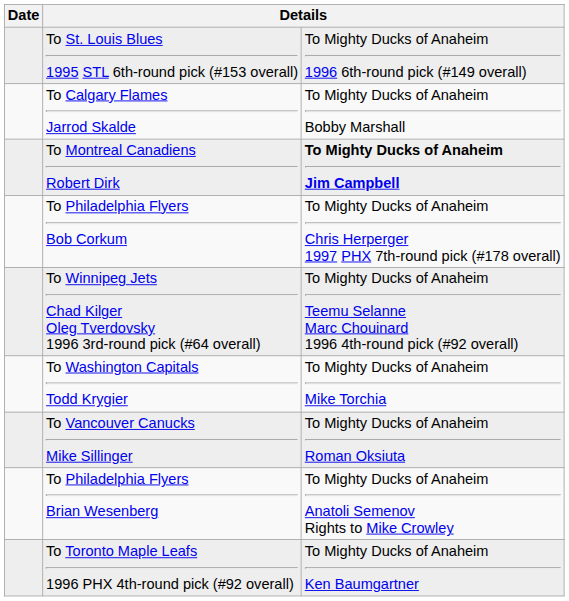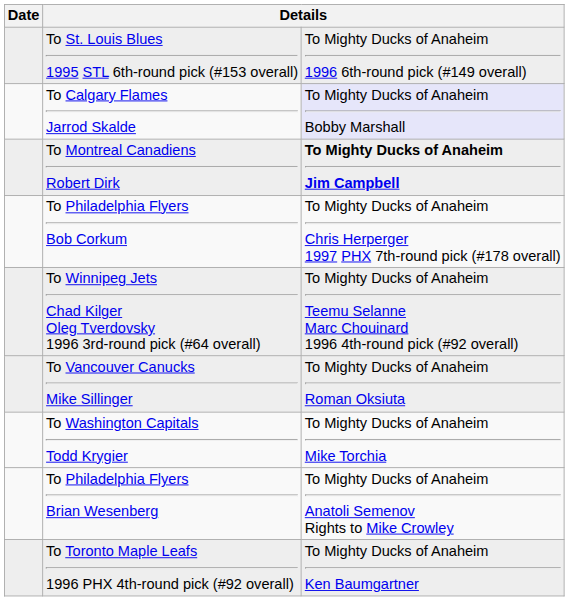(433, 111) no background -> (433, 111) lavender background
rows swapped: (172, 383) <-> (172, 439)
